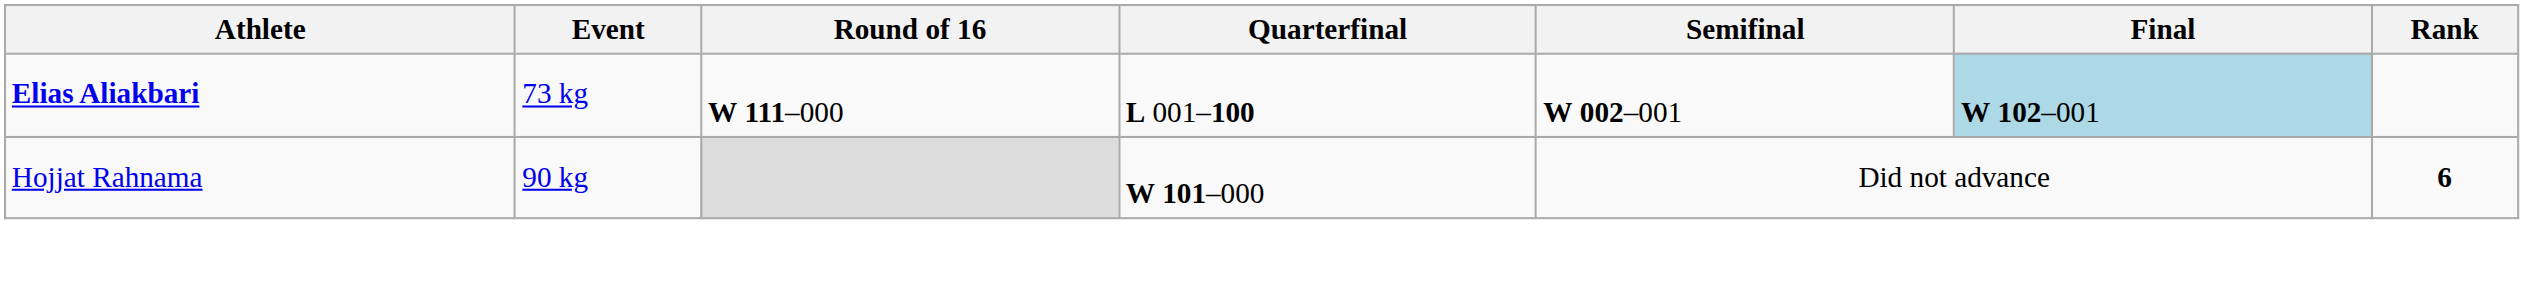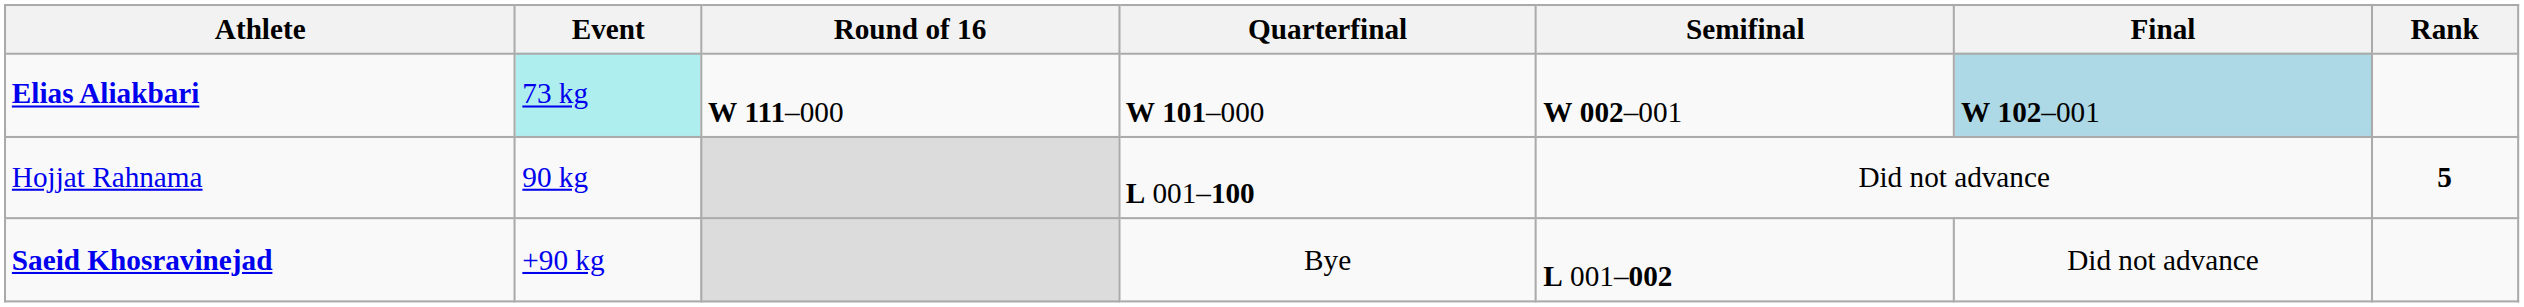(555, 94) no background -> (555, 94) paleturquoise background
(1190, 111) L 001–100 -> (1195, 111) W 101–000
(1195, 194) W 101–000 -> (1190, 194) L 001–100
(2445, 177) 6 -> (2445, 177) 5
+ row: (142, 259)
